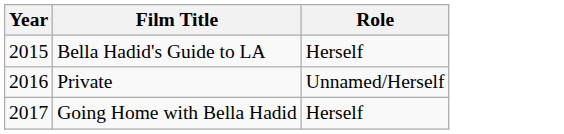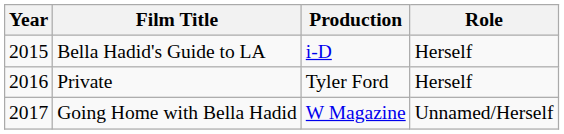+ column: (356, 19)
(375, 81) Unnamed/Herself -> (443, 81) Herself
(335, 112) Herself -> (484, 112) Unnamed/Herself
